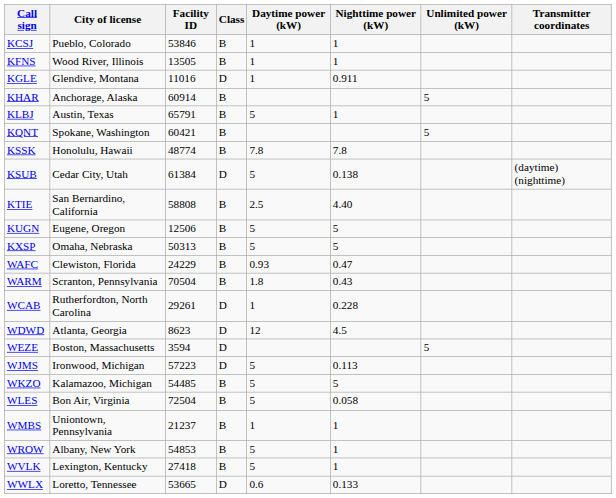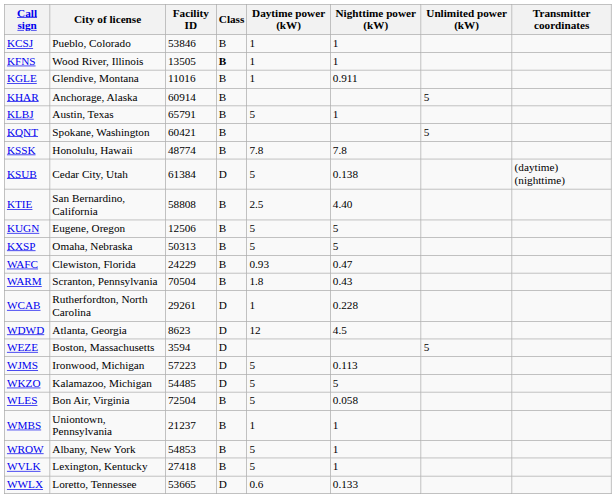(223, 61) normal -> (223, 61) bold
(223, 79) D -> (223, 79) B
(223, 383) B -> (223, 383) D
